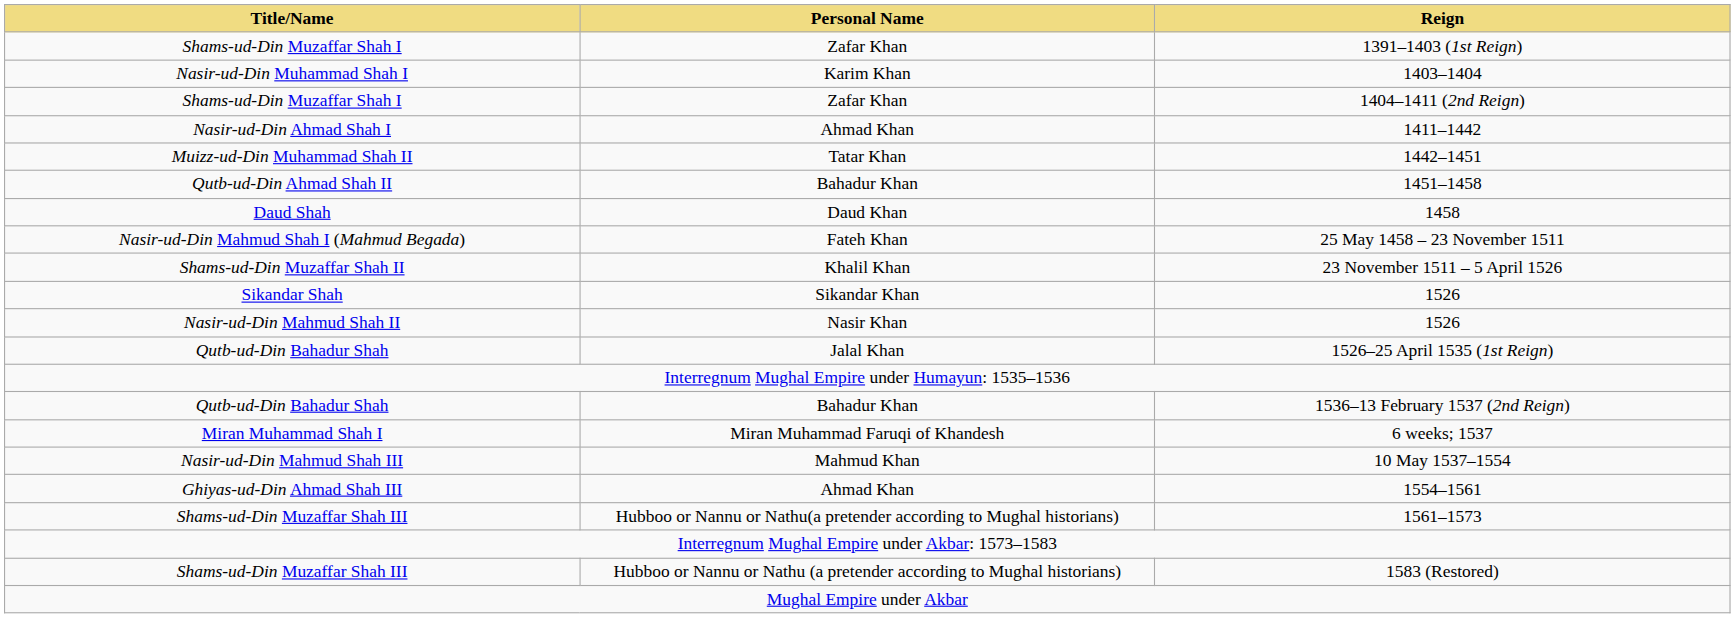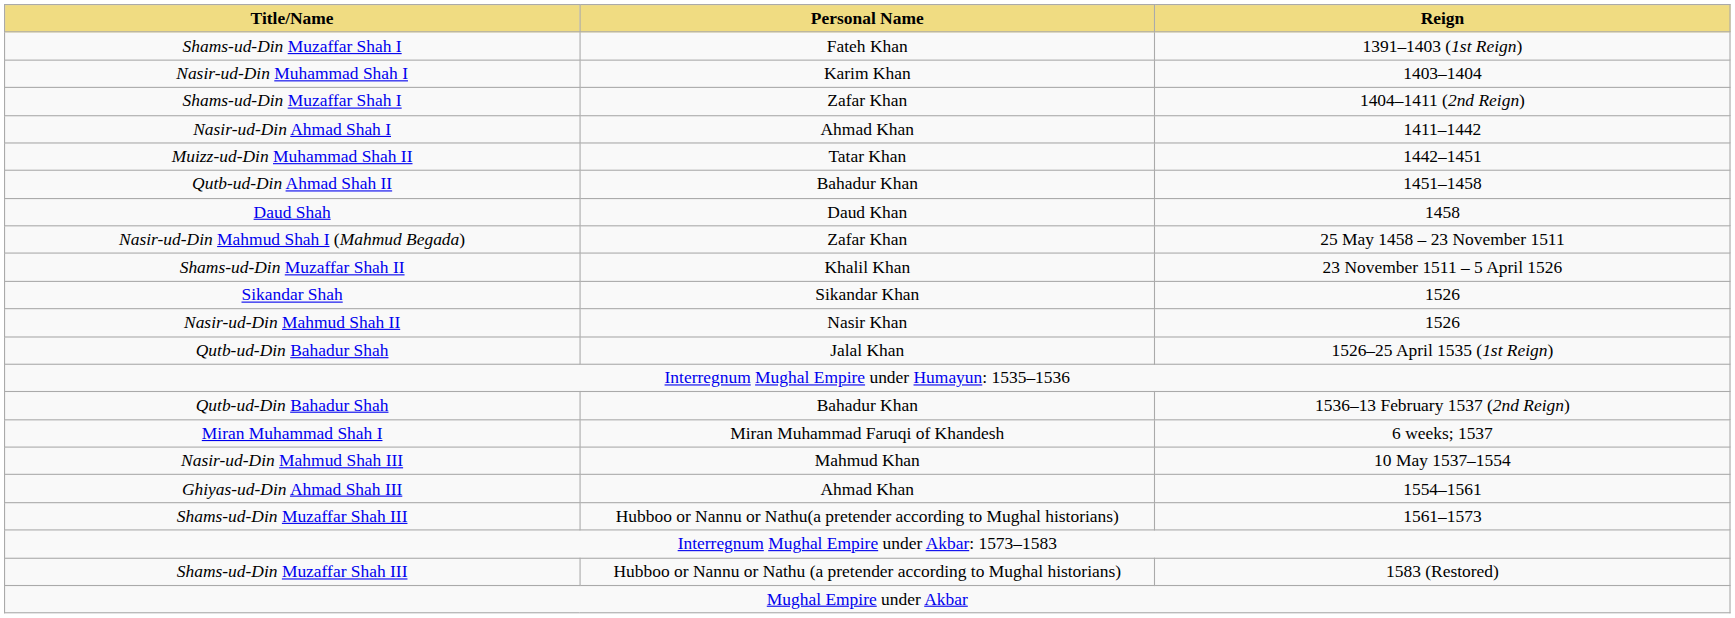(867, 45) Zafar Khan -> (867, 45) Fateh Khan
(867, 239) Fateh Khan -> (867, 239) Zafar Khan
